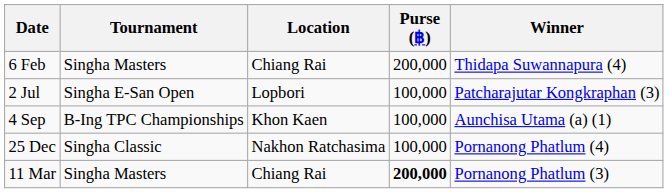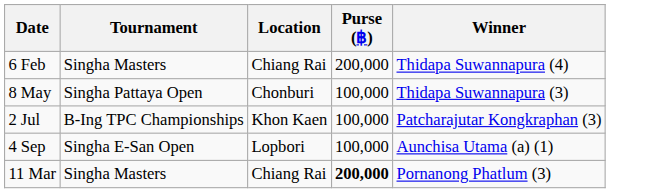+ row: (30, 92)
(129, 92) Singha E-San Open -> (154, 119) B-Ing TPC Championships
(278, 92) Lopbori -> (289, 119) Khon Kaen
(154, 119) B-Ing TPC Championships -> (129, 147) Singha E-San Open
(289, 119) Khon Kaen -> (278, 147) Lopbori
- row: (32, 147)
